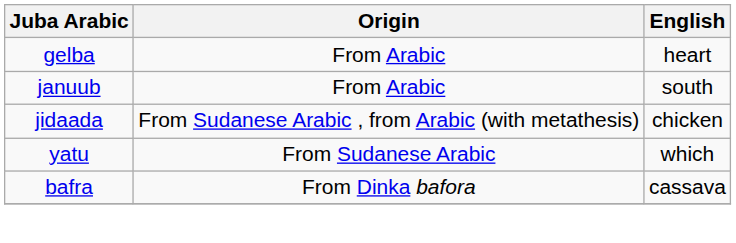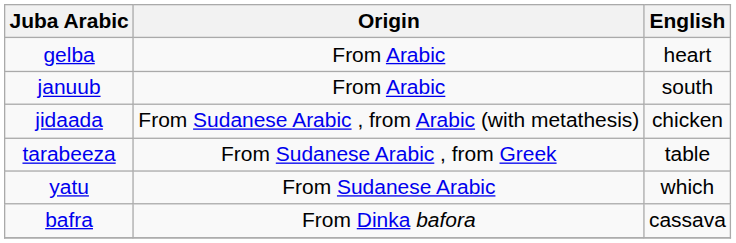+ row: (69, 154)
